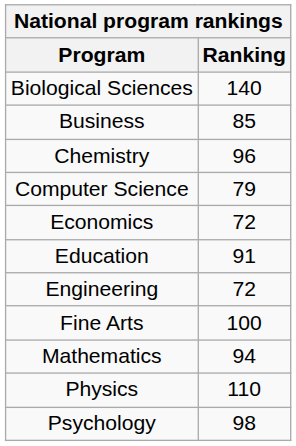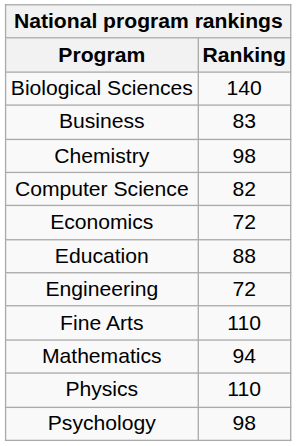(244, 121) 85 -> (244, 121) 83
(244, 155) 96 -> (244, 155) 98
(244, 188) 79 -> (244, 188) 82
(244, 255) 91 -> (244, 255) 88
(244, 322) 100 -> (244, 322) 110
